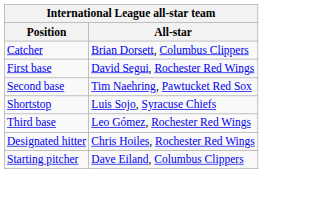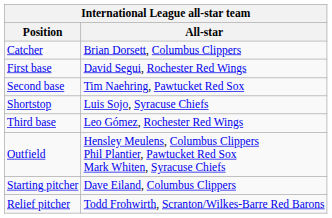+ row: (26, 154)
- row: (47, 141)
+ row: (39, 203)
